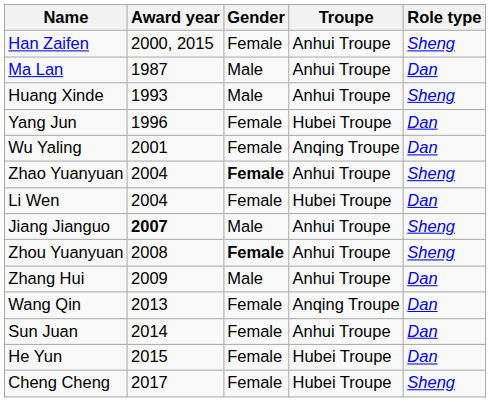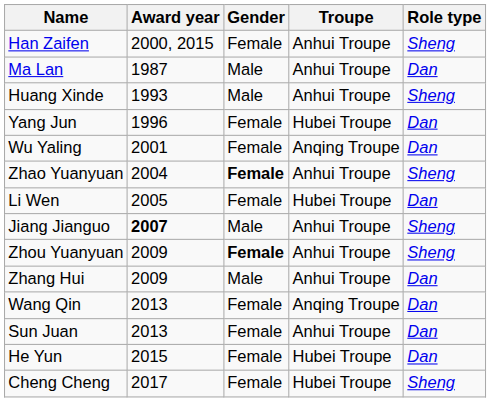(149, 200) 2004 -> (149, 200) 2005
(149, 252) 2008 -> (149, 252) 2009
(149, 331) 2014 -> (149, 331) 2013
